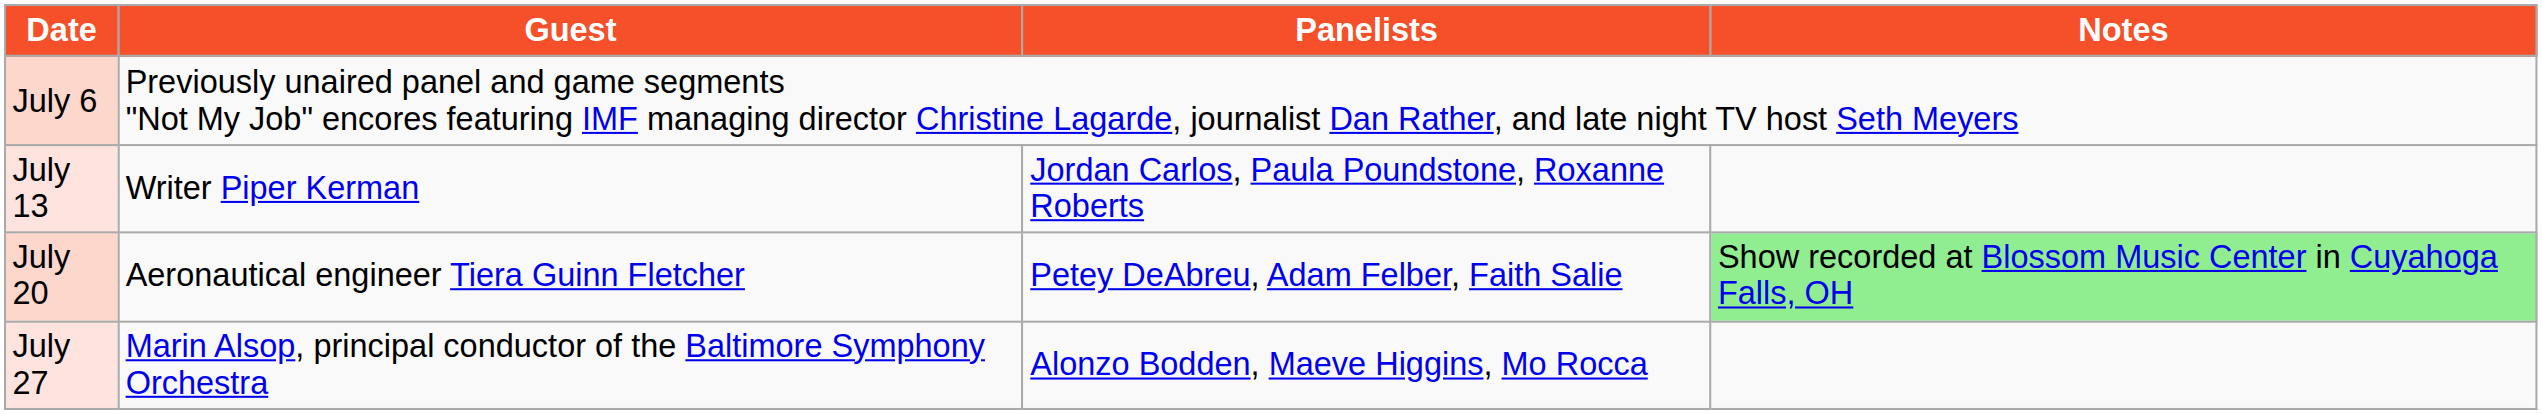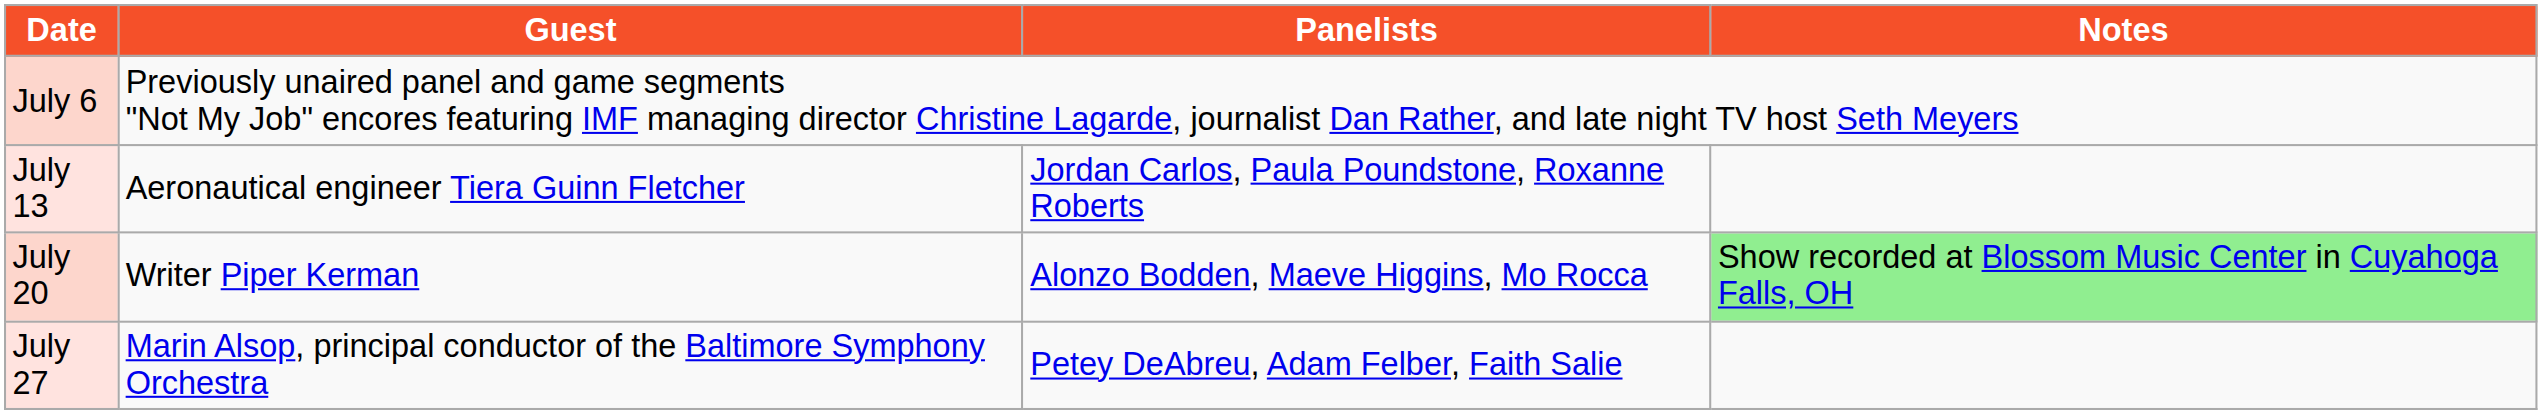(272, 188) Writer Piper Kerman -> (435, 188) Aeronautical engineer Tiera Guinn Fletcher
(435, 276) Aeronautical engineer Tiera Guinn Fletcher -> (272, 276) Writer Piper Kerman
(1326, 276) Petey DeAbreu, Adam Felber, Faith Salie -> (1339, 276) Alonzo Bodden, Maeve Higgins, Mo Rocca
(1339, 364) Alonzo Bodden, Maeve Higgins, Mo Rocca -> (1326, 364) Petey DeAbreu, Adam Felber, Faith Salie
